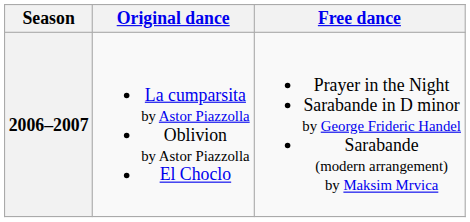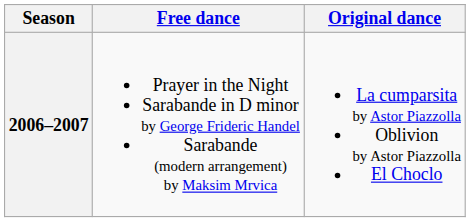columns swapped: (173, 18) <-> (359, 18)
